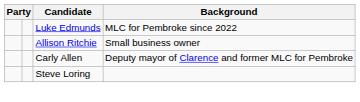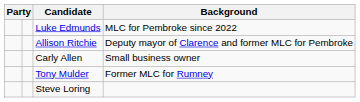(153, 43) Small business owner -> (229, 43) Deputy mayor of Clarence and former MLC for Pembroke
(229, 58) Deputy mayor of Clarence and former MLC for Pembroke -> (153, 58) Small business owner
+ row: (62, 74)
